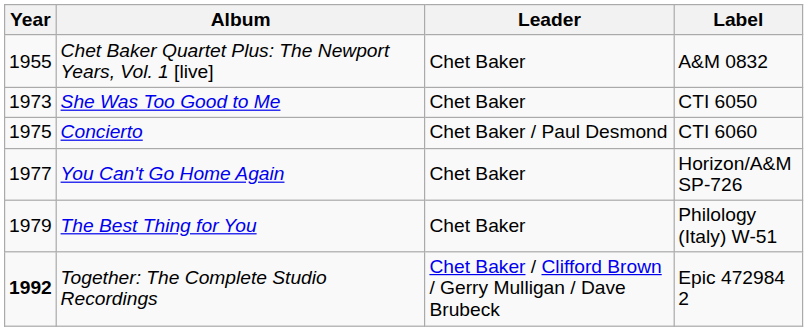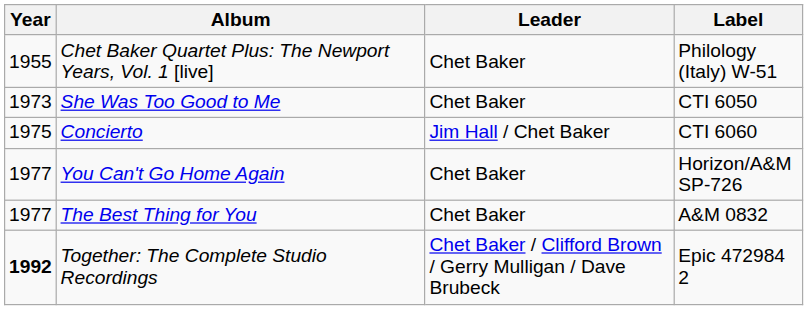(723, 60) A&M 0832 -> (728, 60) Philology (Italy) W-51
(548, 132) Chet Baker / Paul Desmond -> (520, 132) Jim Hall / Chet Baker
(30, 225) 1979 -> (30, 215) 1977
(728, 225) Philology (Italy) W-51 -> (723, 215) A&M 0832
